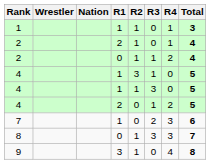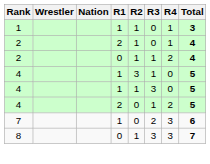- row: (18, 151)
